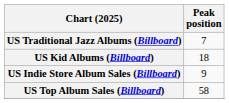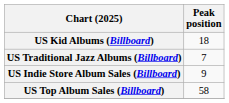rows swapped: (94, 40) <-> (94, 57)
